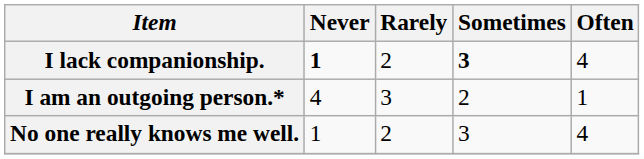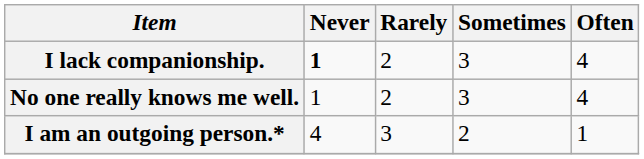(464, 60) bold -> (464, 60) normal
rows swapped: (155, 134) <-> (155, 97)
